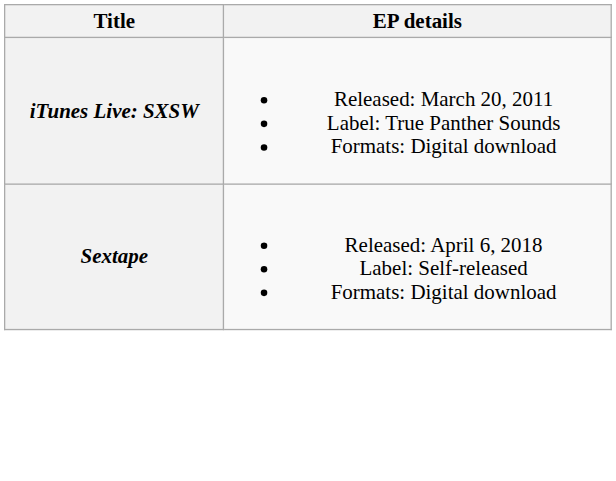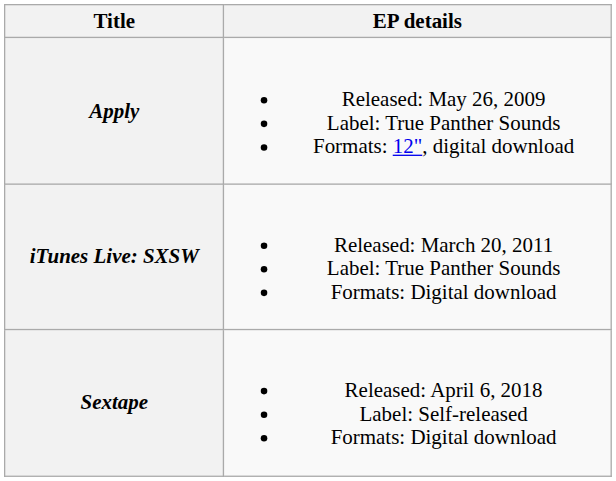+ row: (114, 110)
